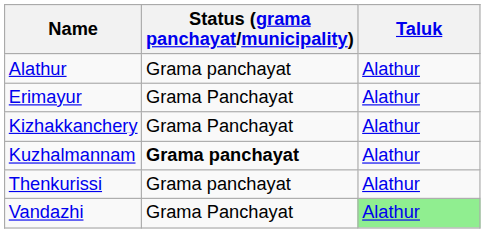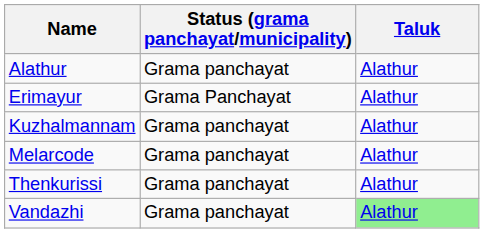- row: (73, 126)
(222, 155) bold -> (216, 126) normal
+ row: (51, 155)
(219, 213) Grama Panchayat -> (216, 213) Grama panchayat
